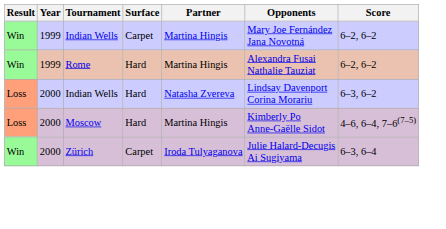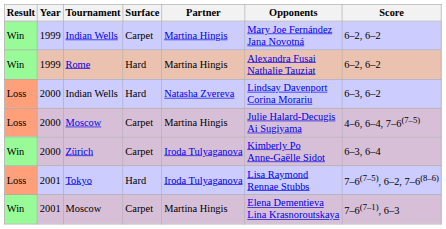(136, 122) Hard -> (139, 122) Carpet
(286, 122) Kimberly Po Anne-Gaëlle Sidot -> (291, 122) Julie Halard-Decugis Ai Sugiyama
(291, 151) Julie Halard-Decugis Ai Sugiyama -> (286, 151) Kimberly Po Anne-Gaëlle Sidot
+ row: (50, 180)
+ row: (50, 208)
